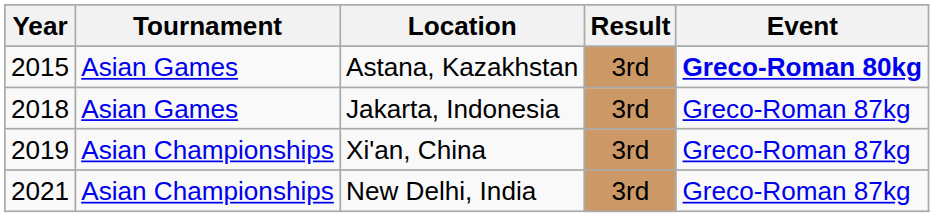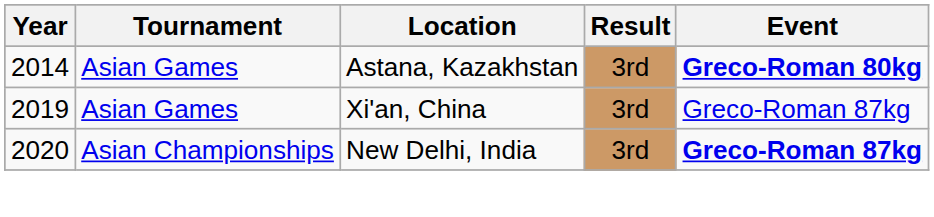(40, 67) 2015 -> (40, 67) 2014
- row: (453, 109)
(208, 150) Asian Championships -> (160, 109) Asian Games
(40, 191) 2021 -> (40, 150) 2020
(797, 191) normal -> (802, 150) bold
